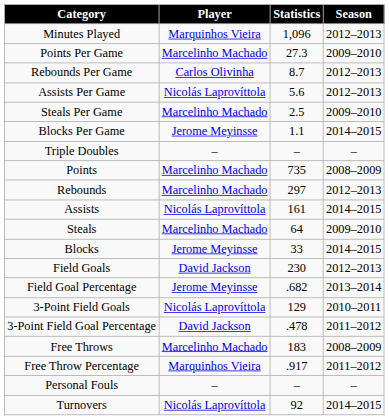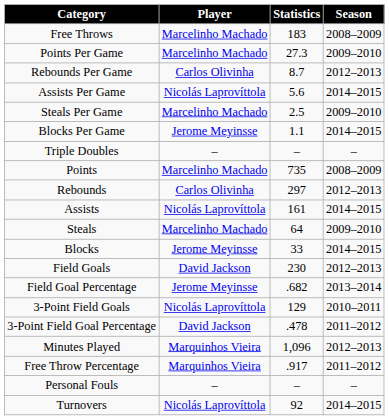rows swapped: (82, 33) <-> (82, 346)
(354, 92) 2012–2013 -> (354, 92) 2014–2015
(215, 190) Marcelinho Machado -> (215, 190) Carlos Olivinha
